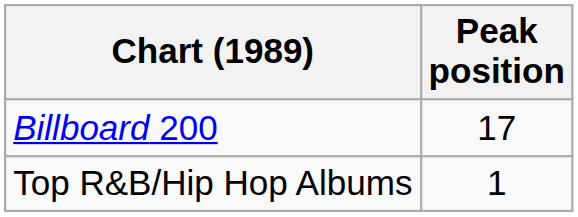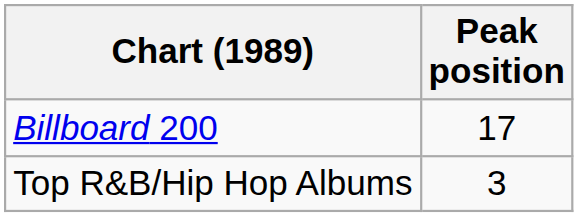(497, 182) 1 -> (497, 182) 3
